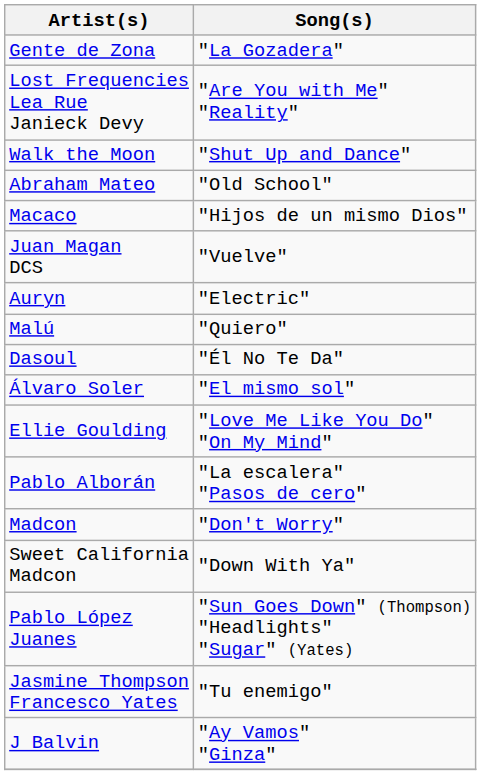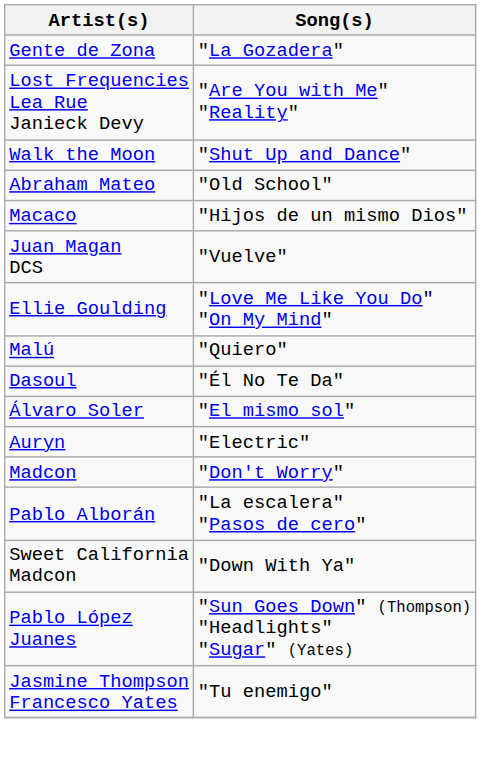rows swapped: (37, 298) <-> (88, 431)
rows swapped: (43, 525) <-> (82, 483)
- row: (54, 744)
